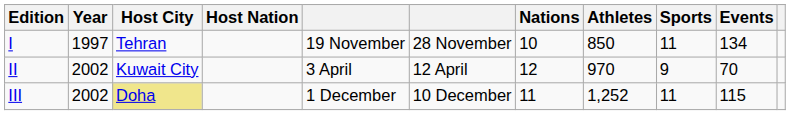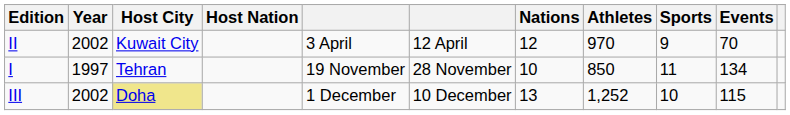rows swapped: (11, 43) <-> (13, 69)
(528, 95) 11 -> (528, 95) 13
(668, 95) 11 -> (669, 95) 10
